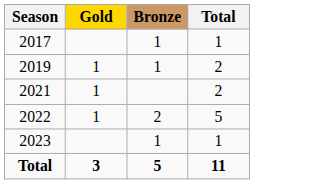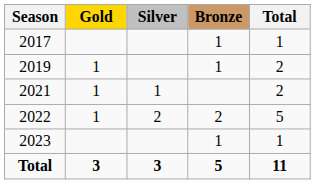+ column: (157, 16)
